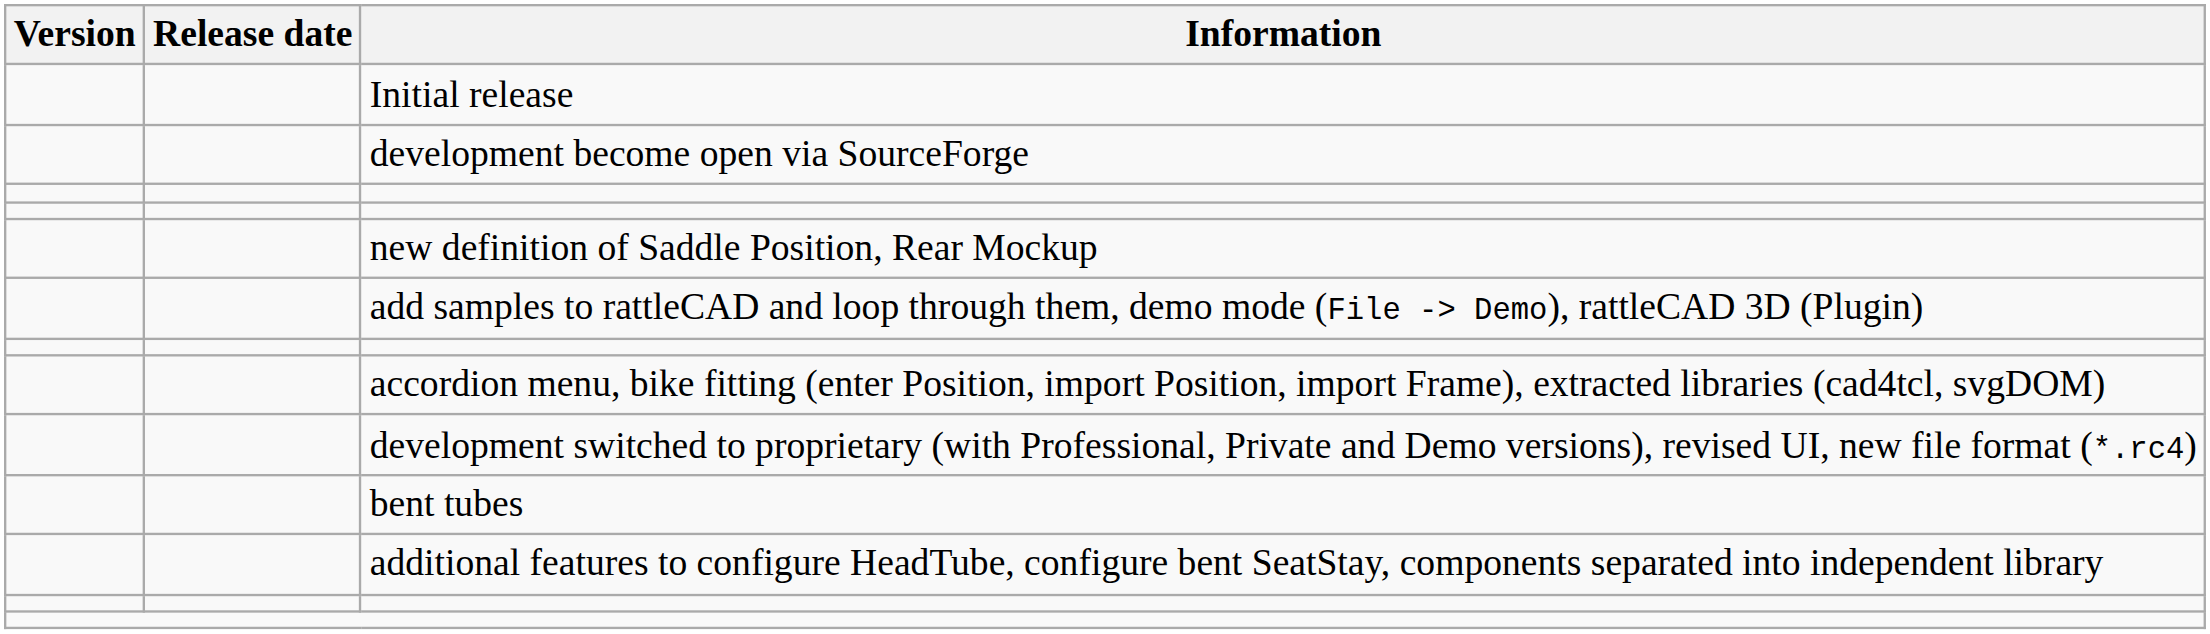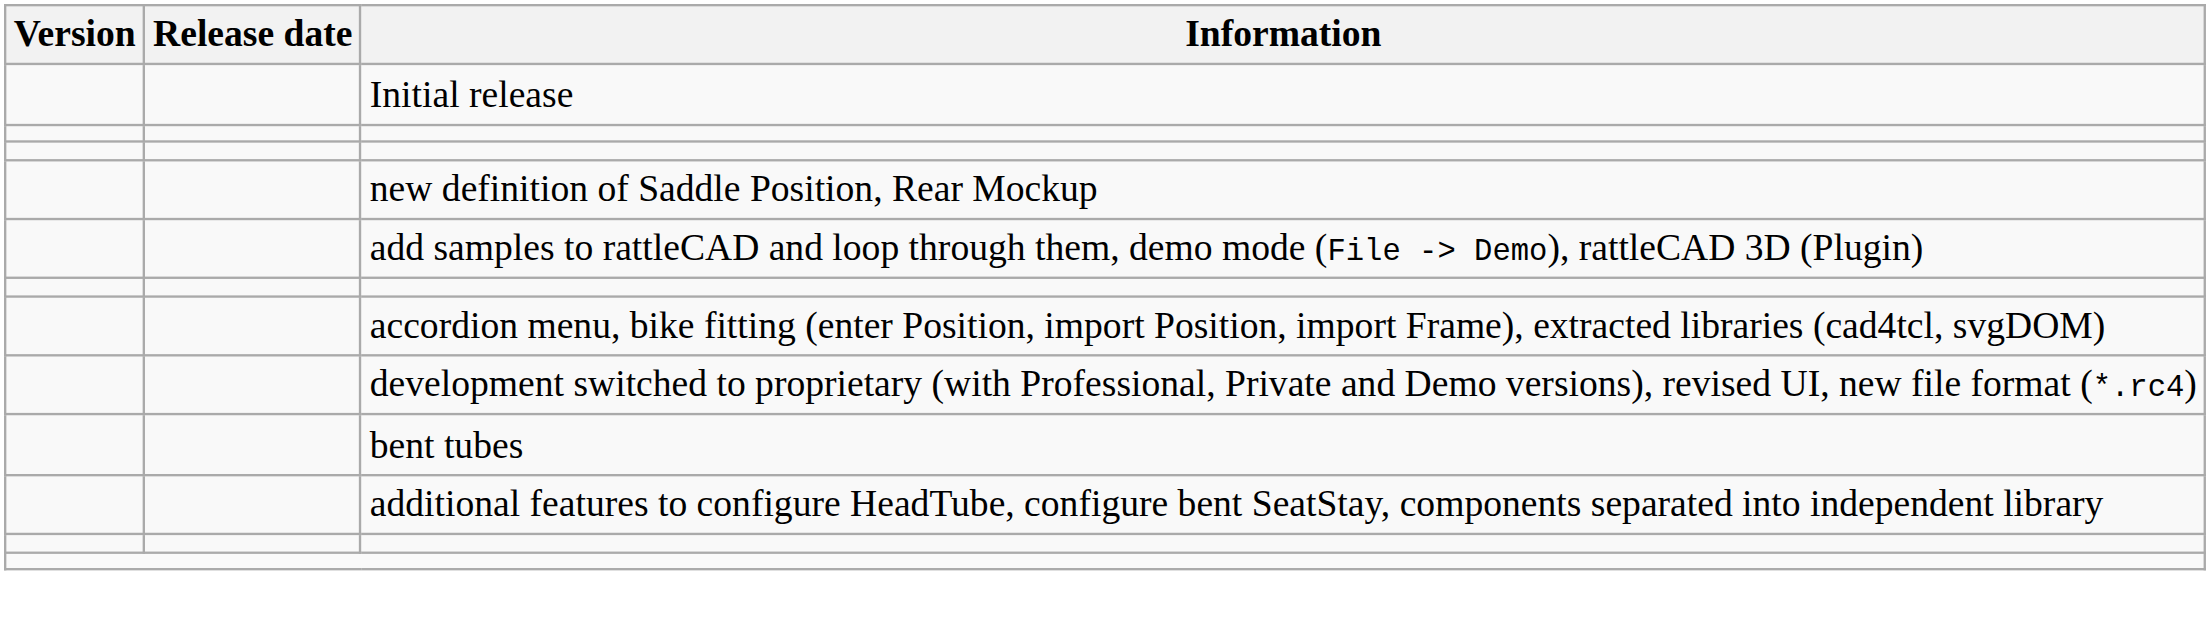- row: (75, 154)
